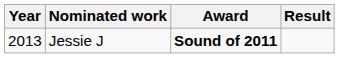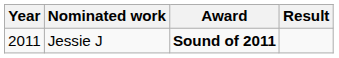(25, 40) 2013 -> (24, 40) 2011
